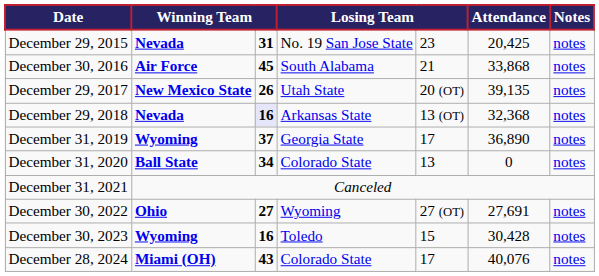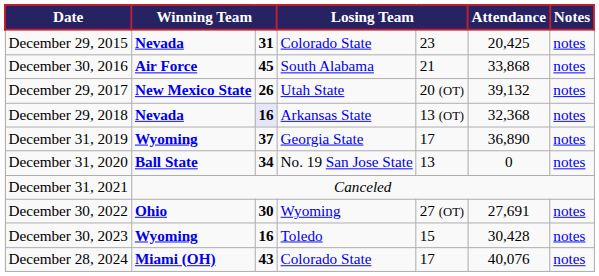(347, 42) No. 19 San Jose State -> (326, 42) Colorado State
(509, 90) 39,135 -> (509, 90) 39,132
(326, 163) Colorado State -> (347, 163) No. 19 San Jose State
(266, 211) 27 -> (266, 211) 30
